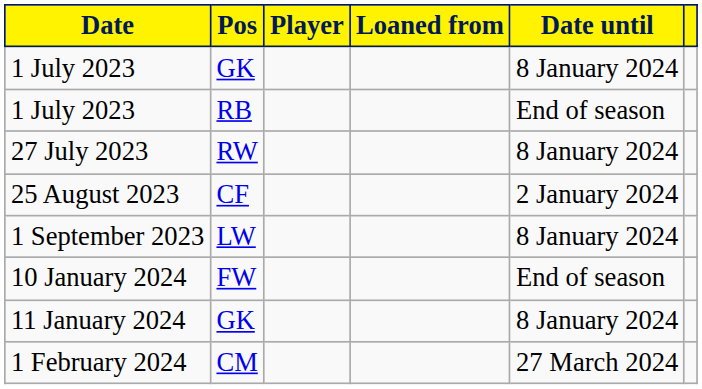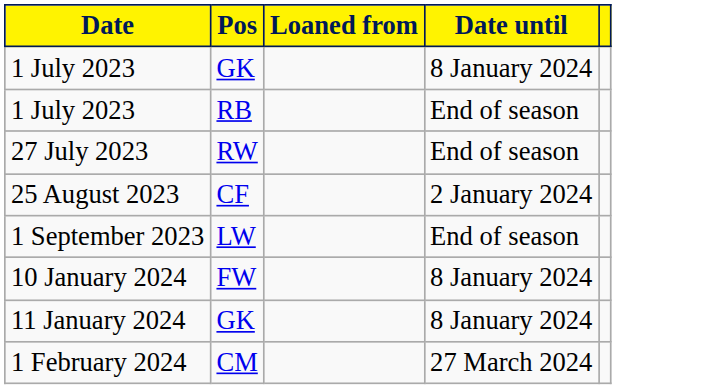- column: (307, 25)
(597, 151) 8 January 2024 -> (505, 151) End of season
(597, 236) 8 January 2024 -> (505, 236) End of season
(591, 278) End of season -> (511, 278) 8 January 2024
